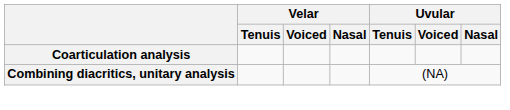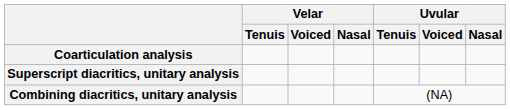+ row: (123, 74)
